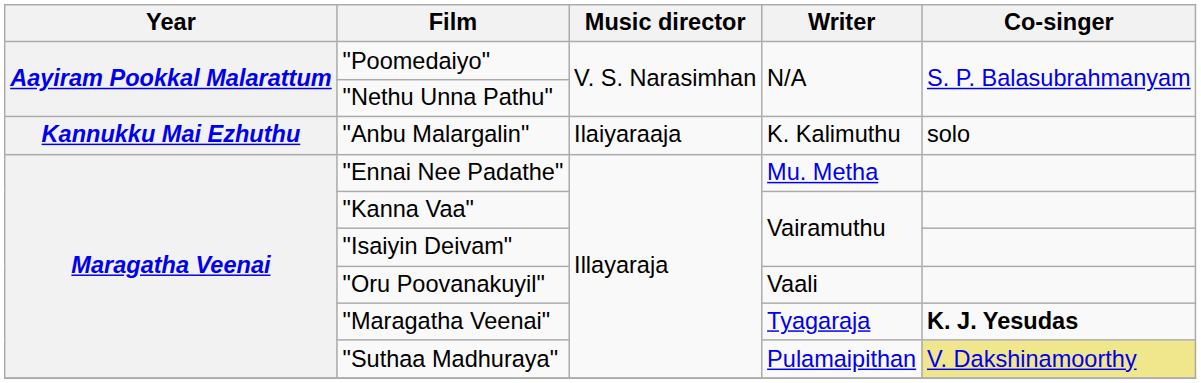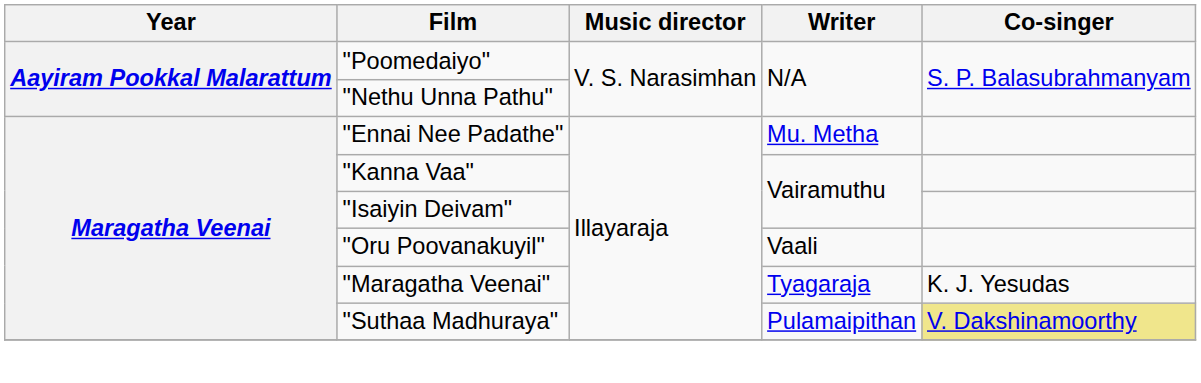- row: (436, 135)
(1003, 321) bold -> (998, 284) normal
